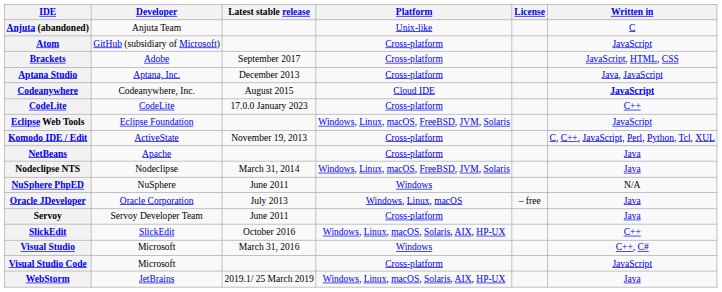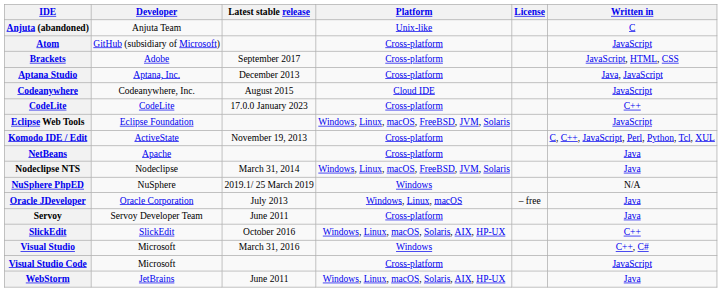(632, 90) bold -> (632, 90) normal
(269, 184) June 2011 -> (269, 184) 2019.1/ 25 March 2019
(269, 278) 2019.1/ 25 March 2019 -> (269, 278) June 2011
